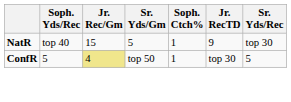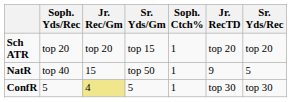+ row: (18, 48)
(130, 42) 5 -> (141, 71) top 50
(259, 42) top 30 -> (248, 71) 5
(141, 59) top 50 -> (130, 88) 5
(248, 59) 5 -> (259, 88) top 30
